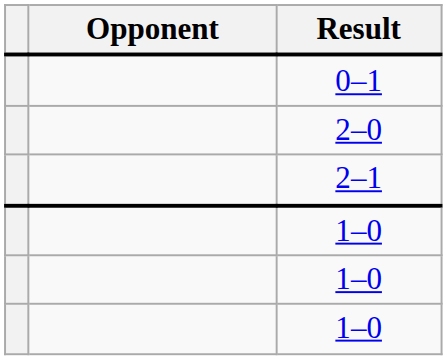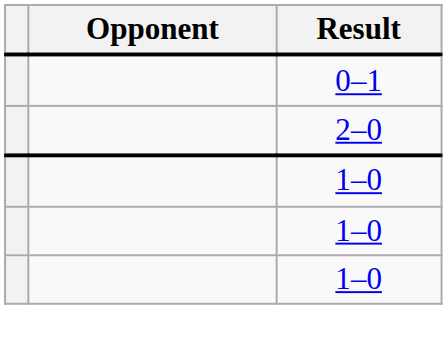- row: (17, 180)
